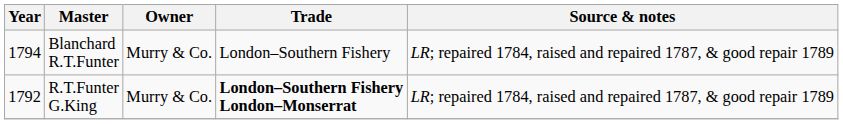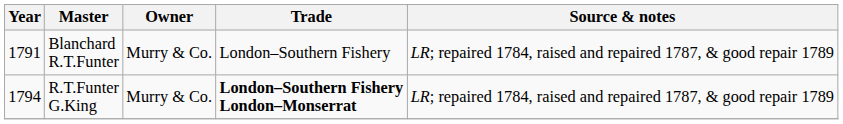(25, 52) 1794 -> (25, 52) 1791
(25, 96) 1792 -> (25, 96) 1794
